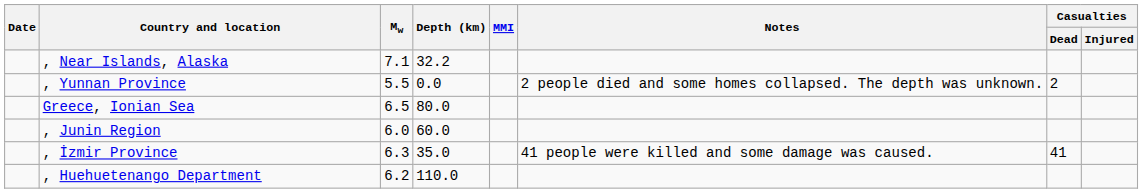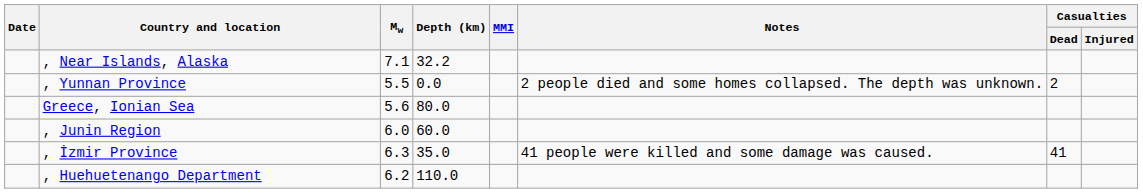(397, 108) 6.5 -> (397, 108) 5.6
